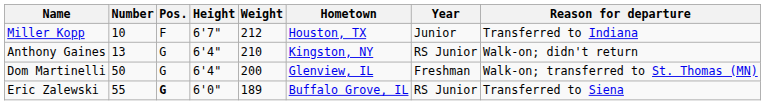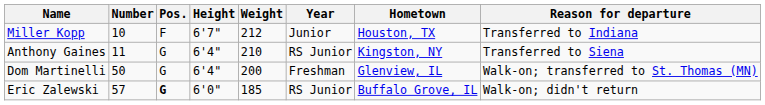columns swapped: (446, 14) <-> (349, 14)
(118, 52) 13 -> (118, 52) 11
(560, 52) Walk-on; didn't return -> (553, 52) Transferred to Siena
(118, 90) 55 -> (118, 90) 57
(251, 90) 189 -> (251, 90) 185
(553, 90) Transferred to Siena -> (560, 90) Walk-on; didn't return
